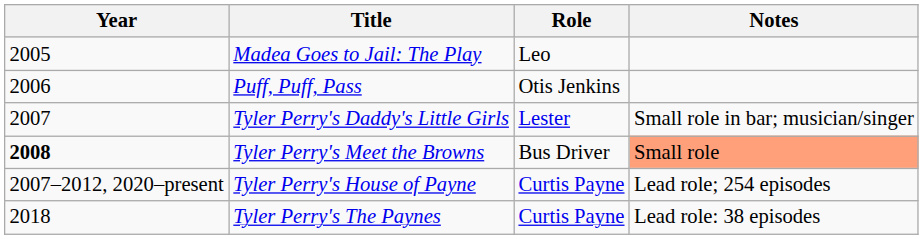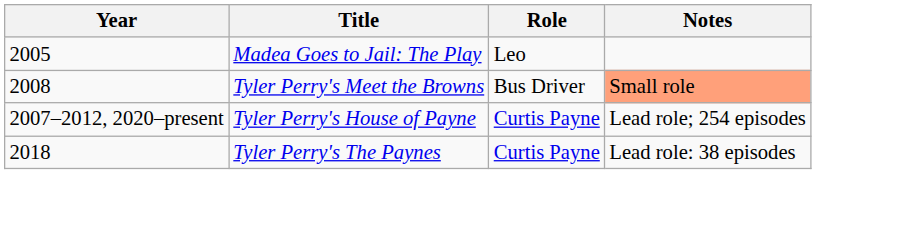- row: (298, 86)
- row: (371, 119)
(30, 151) bold -> (30, 86) normal
